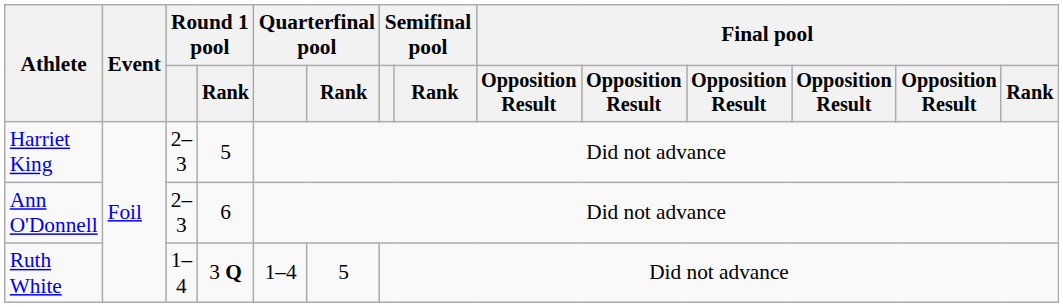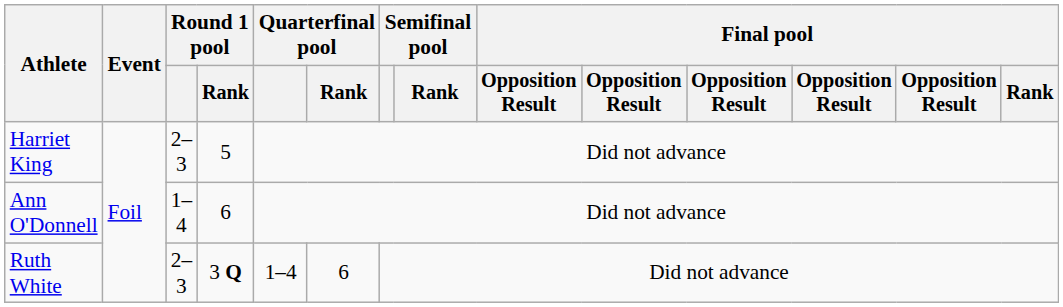(181, 212) 2–3 -> (181, 212) 1–4
(181, 272) 1–4 -> (181, 272) 2–3
(344, 272) 5 -> (344, 272) 6
